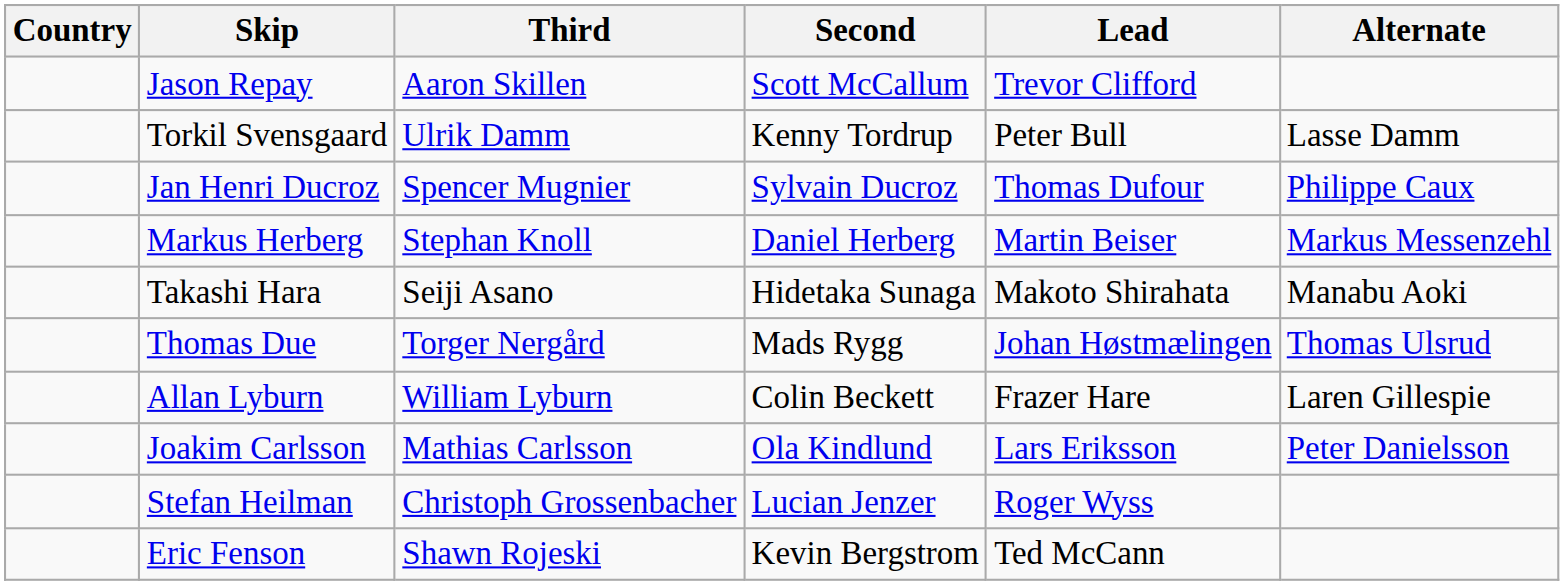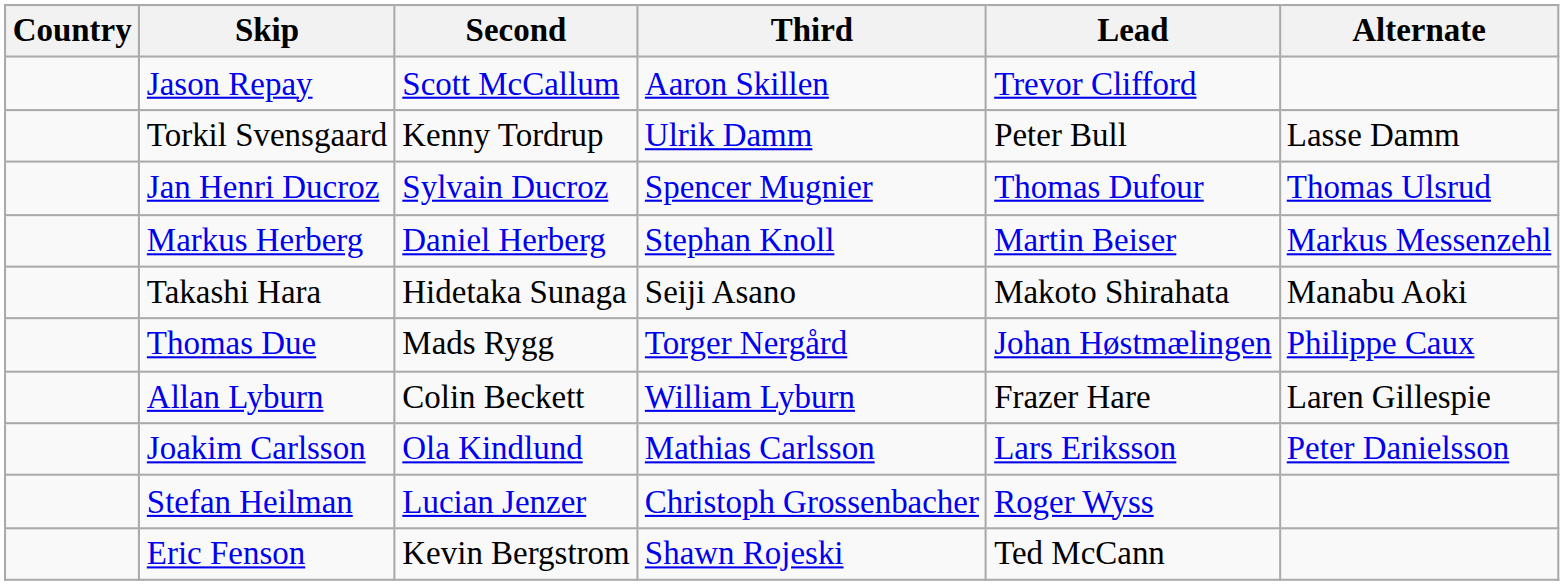columns swapped: (569, 30) <-> (865, 30)
(1381, 187) Philippe Caux -> (1389, 187) Thomas Ulsrud
(1389, 344) Thomas Ulsrud -> (1381, 344) Philippe Caux
